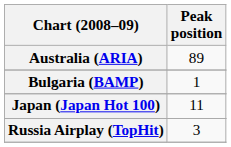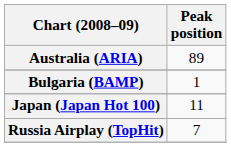(196, 130) 3 -> (196, 130) 7
